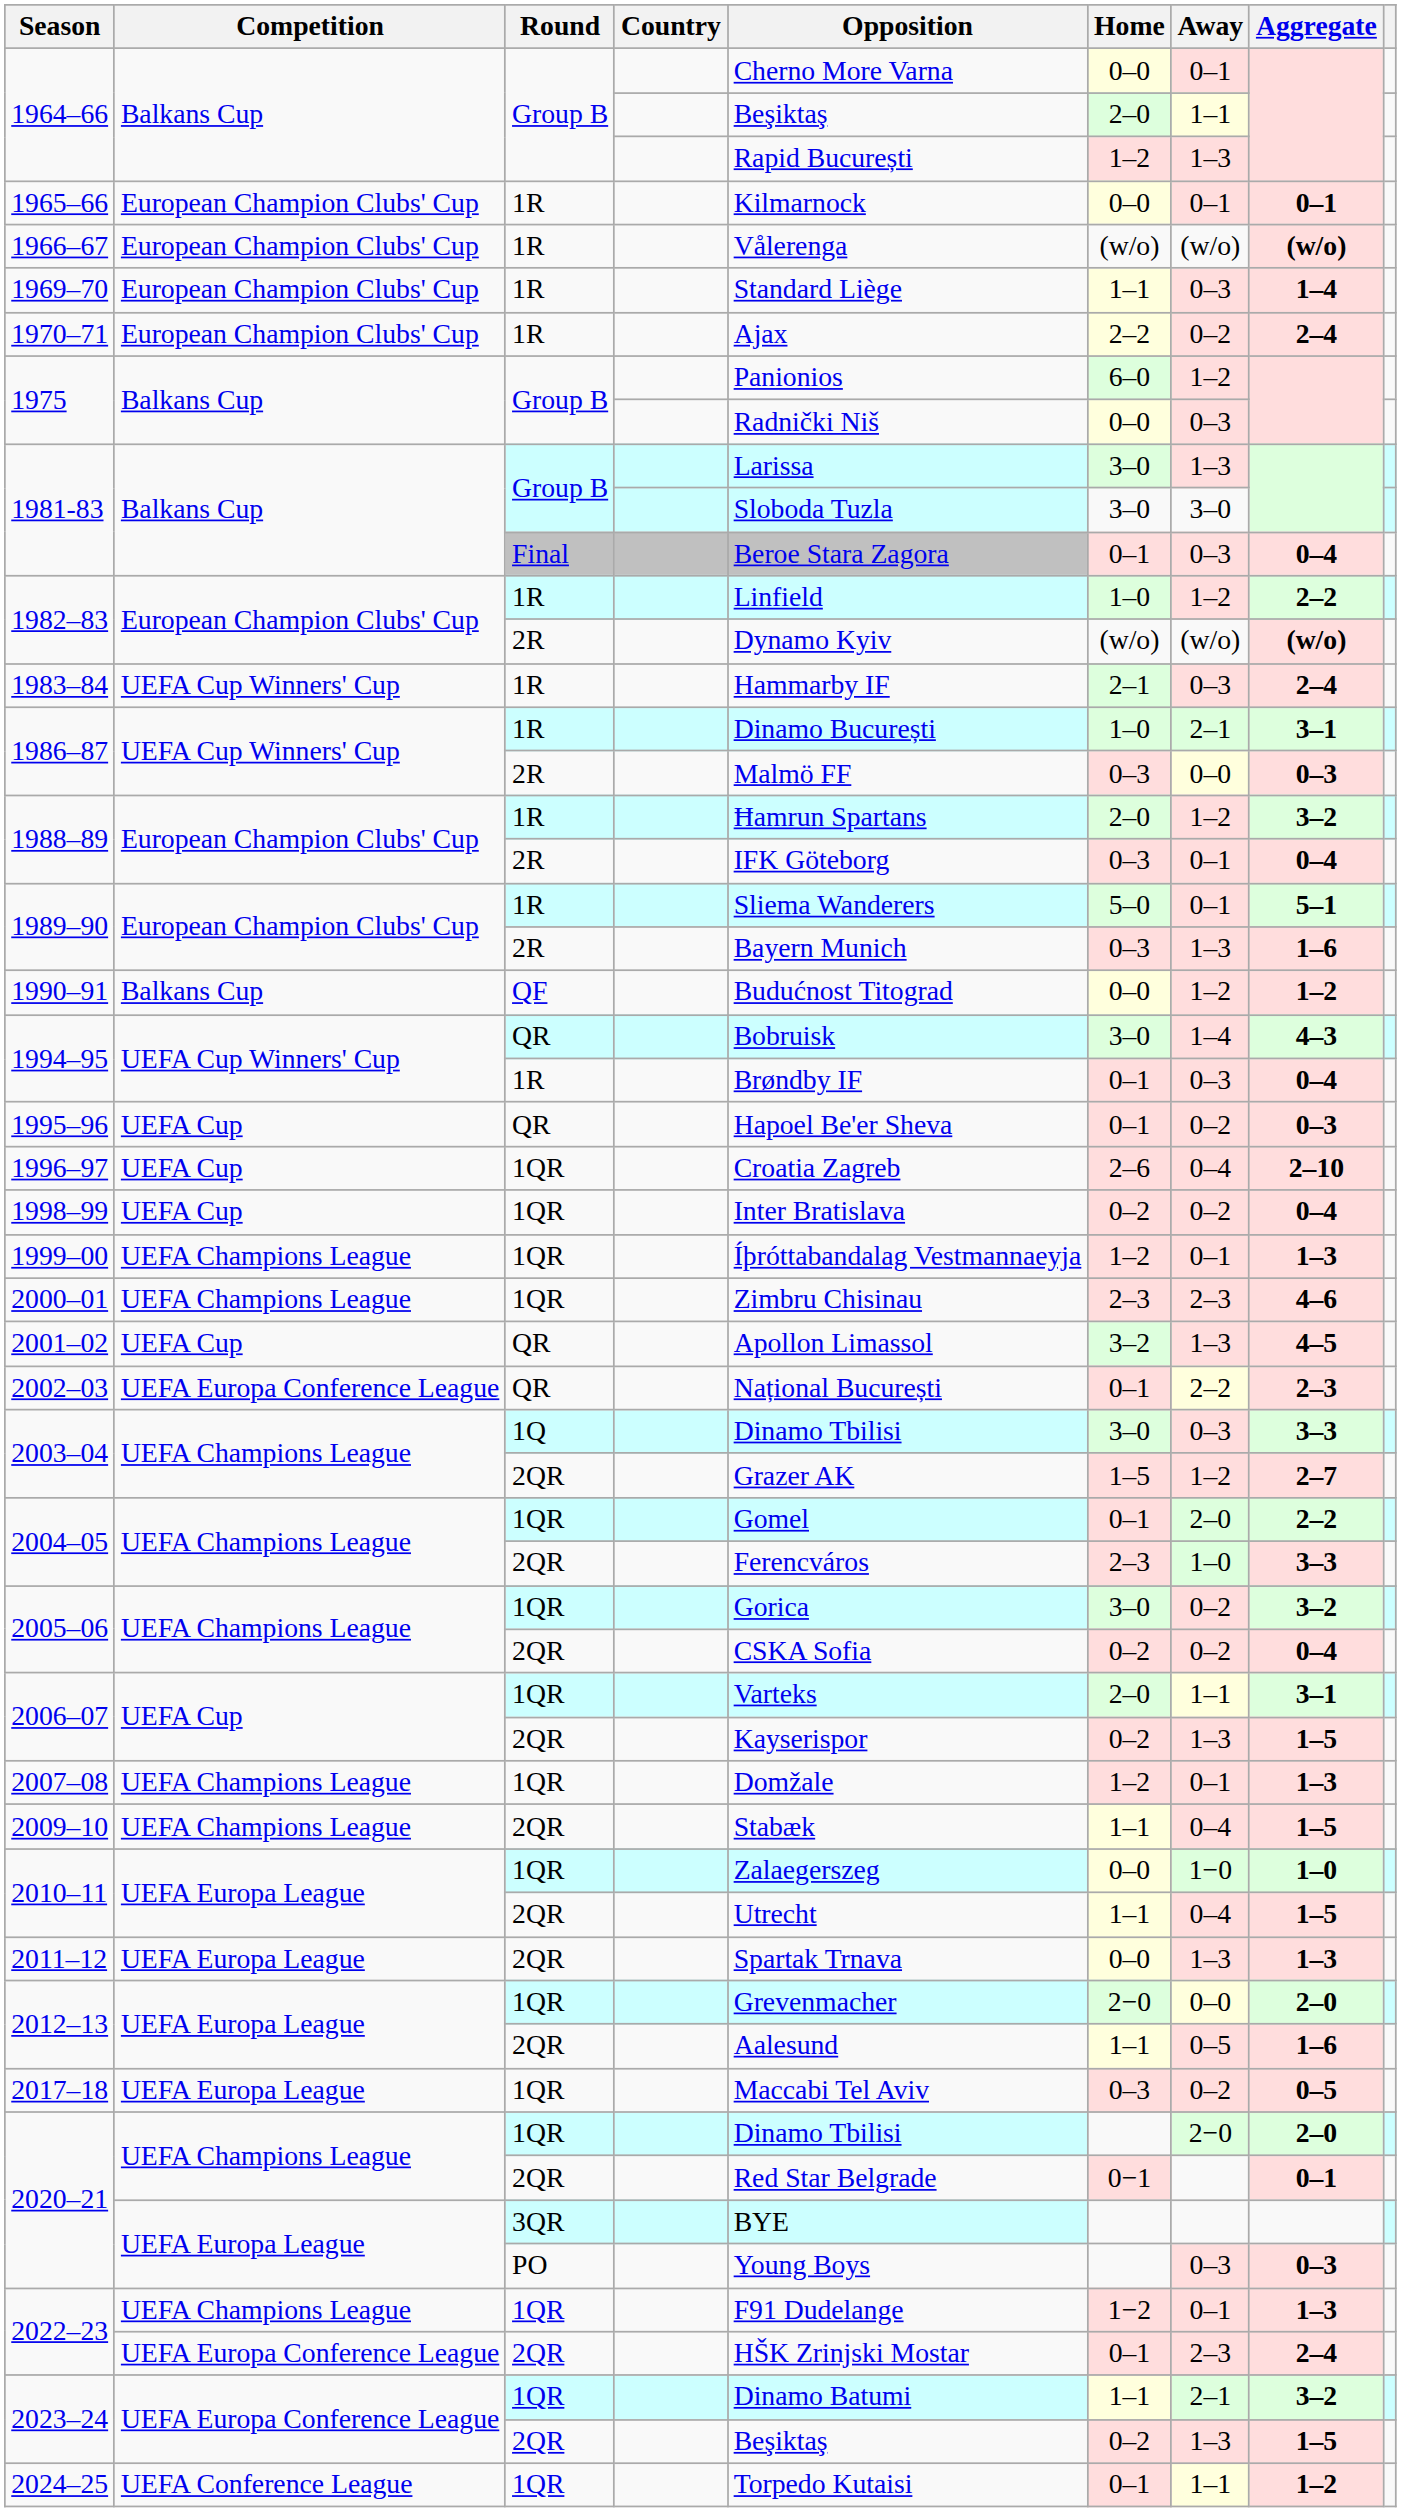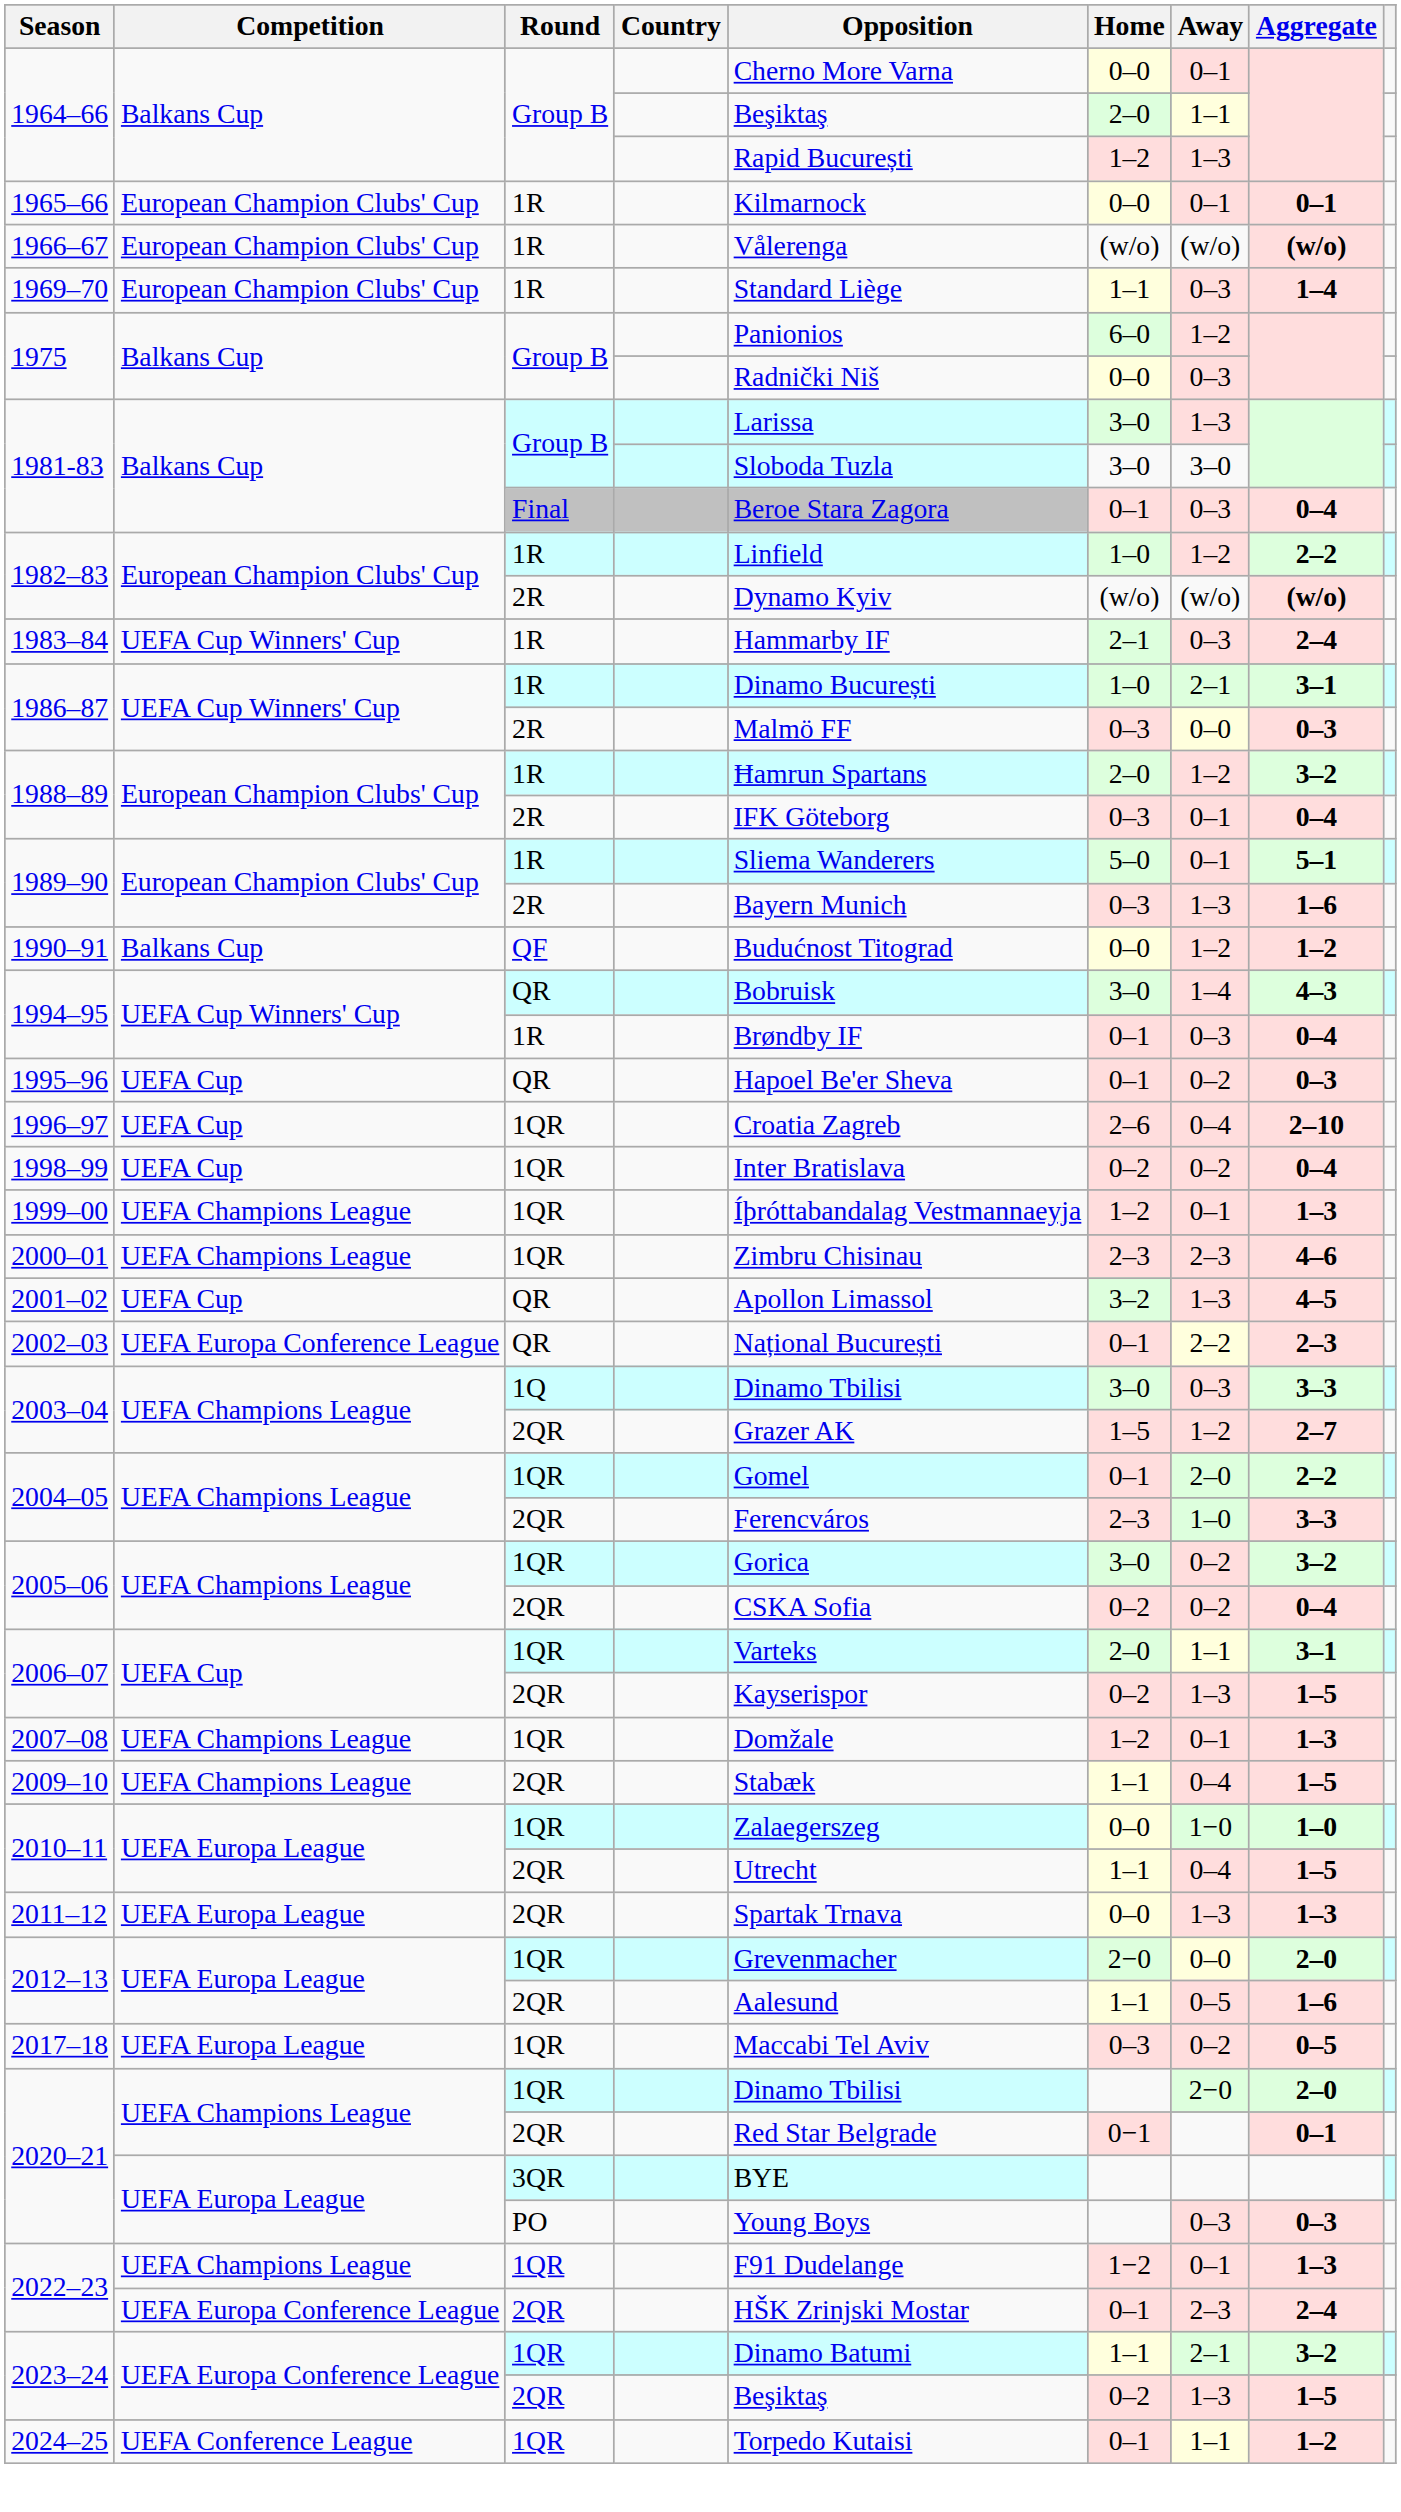- row: (60, 333)
